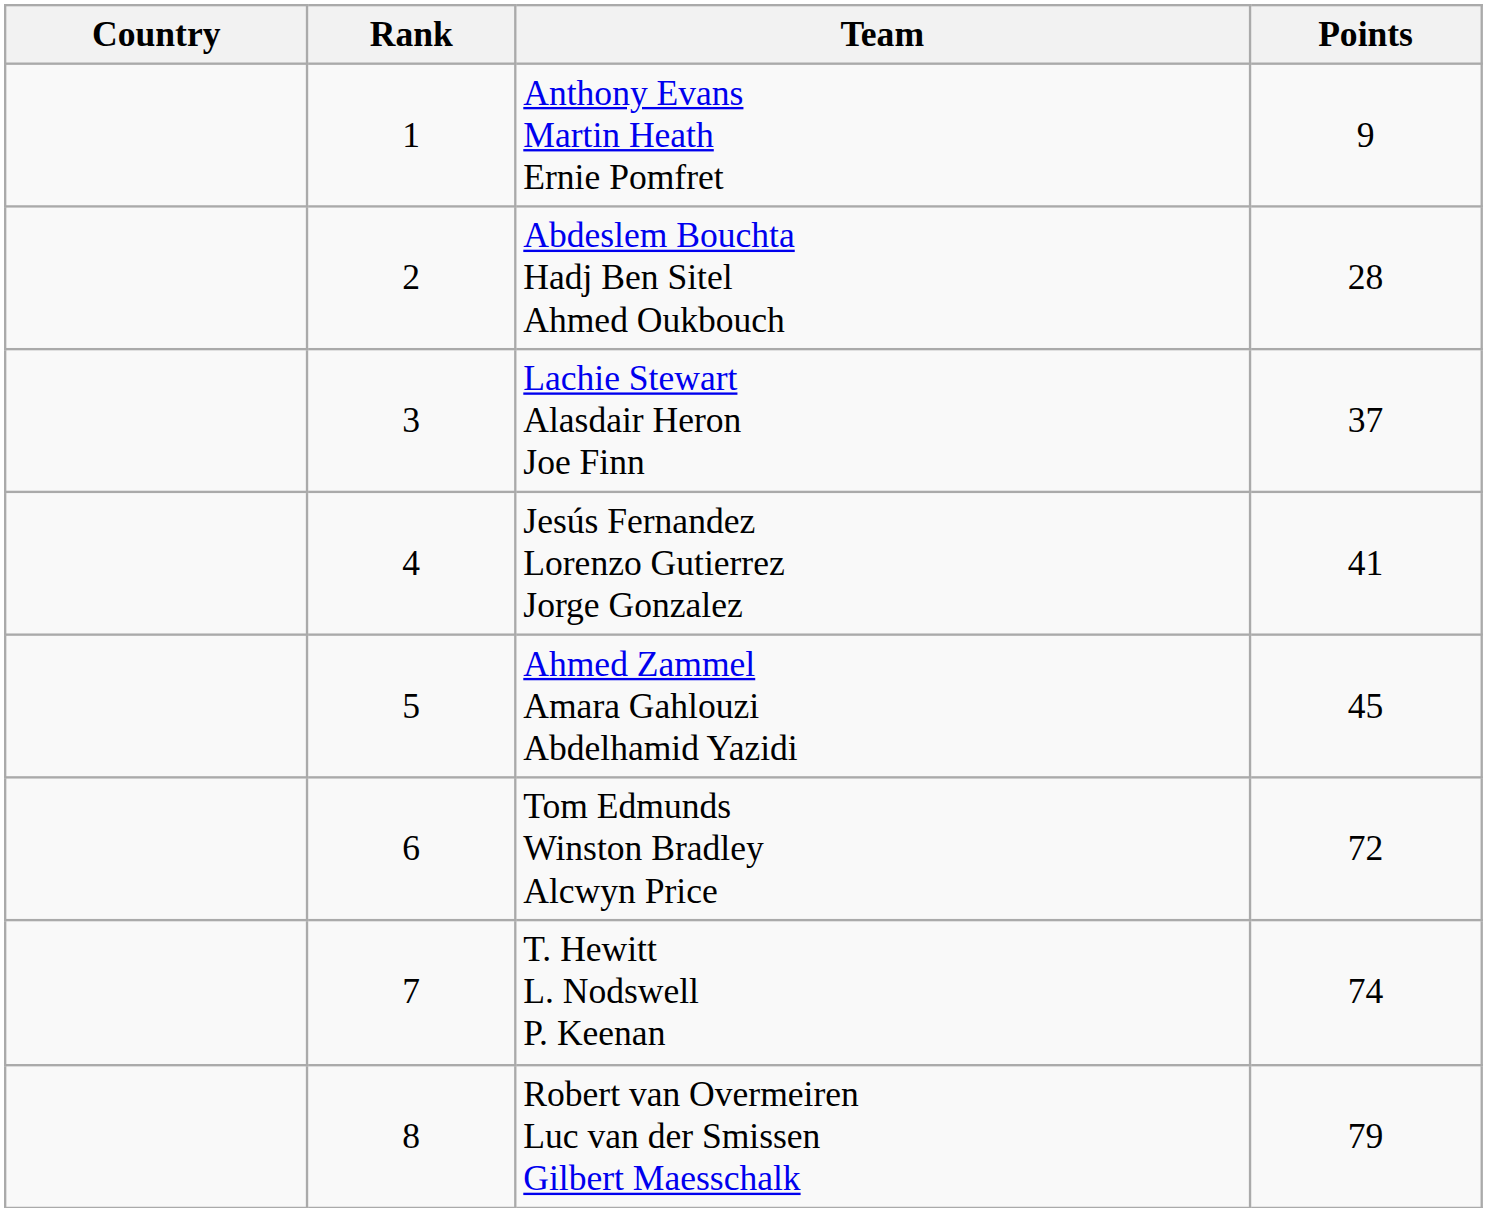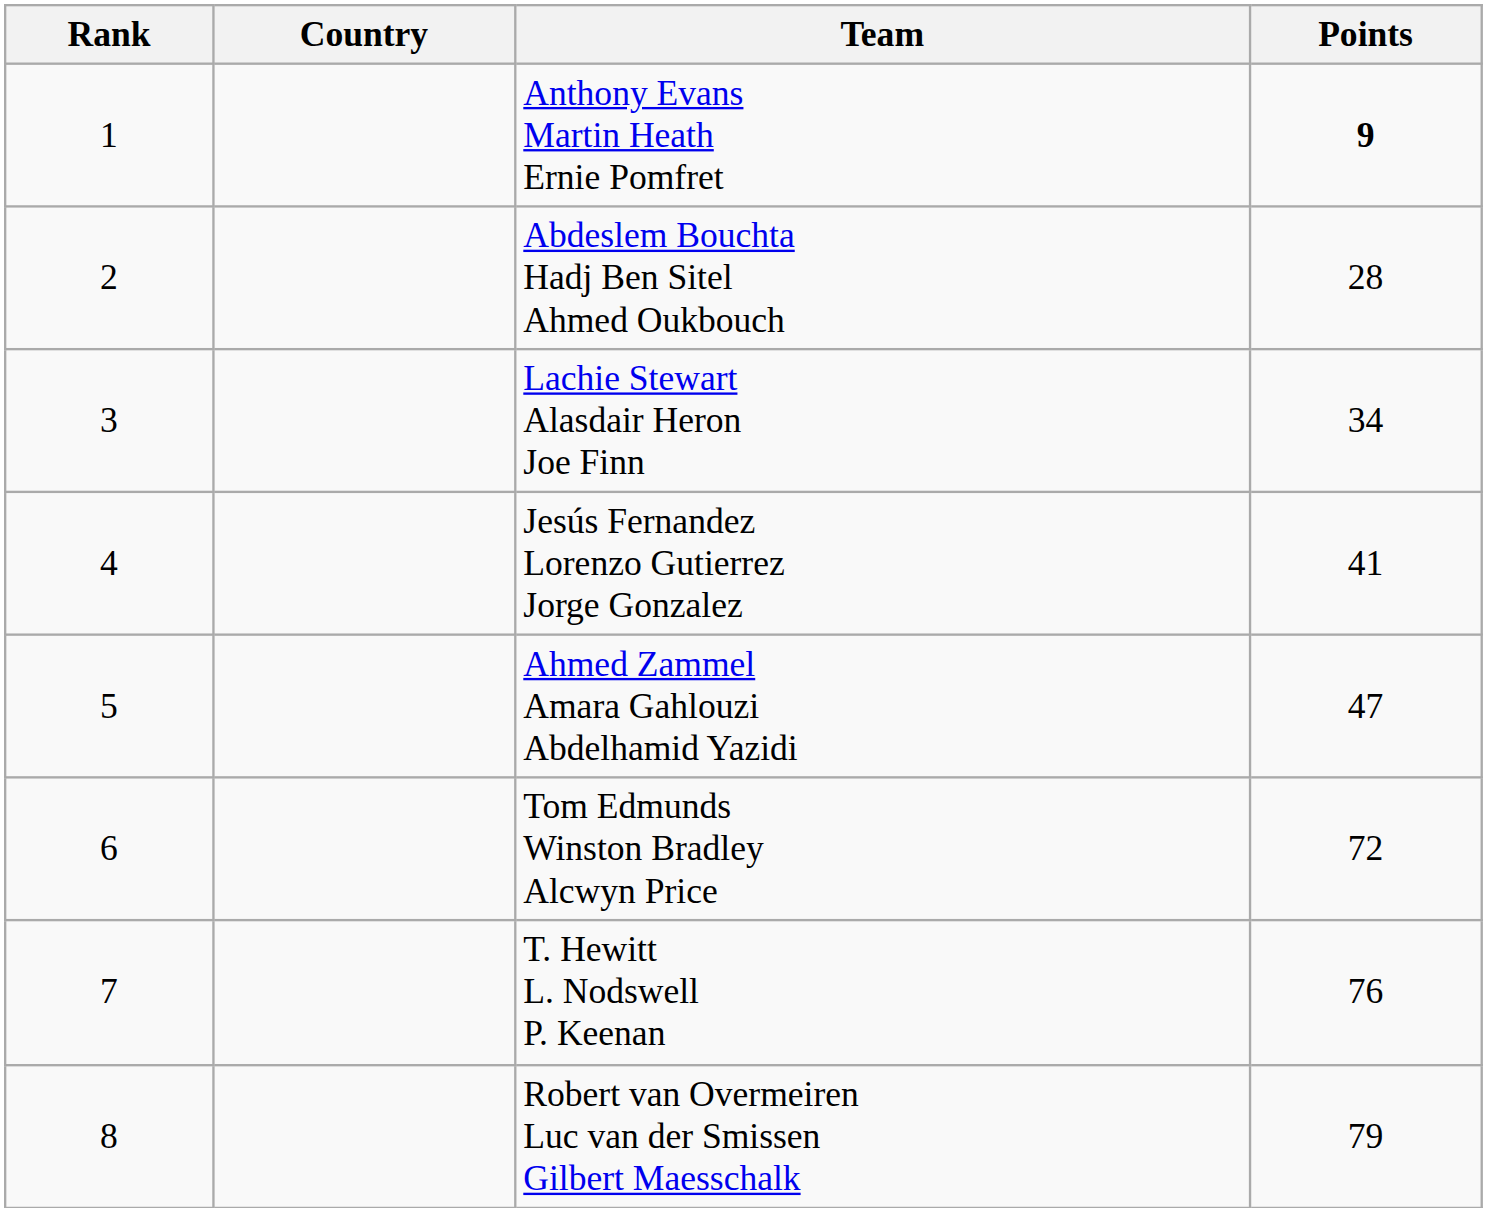columns swapped: (411, 34) <-> (156, 34)
(1366, 134) normal -> (1366, 134) bold
(1366, 420) 37 -> (1366, 420) 34
(1366, 706) 45 -> (1366, 706) 47
(1366, 992) 74 -> (1366, 992) 76
